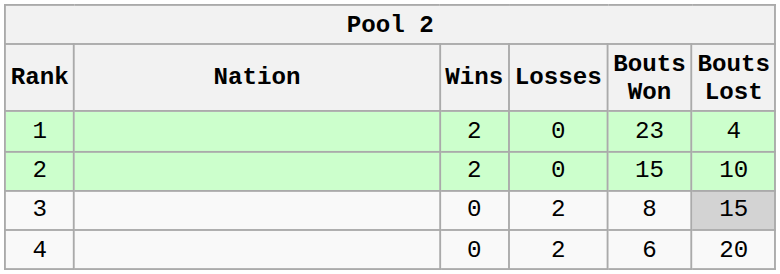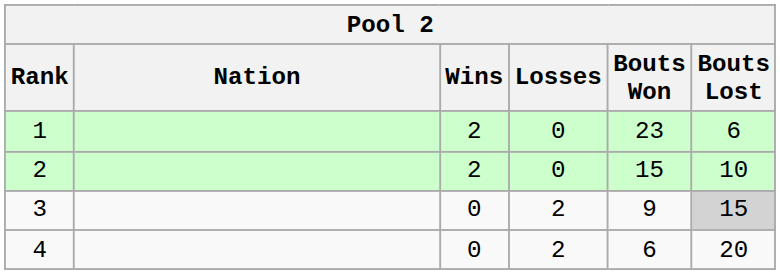(734, 131) 4 -> (734, 131) 6
(650, 210) 8 -> (650, 210) 9
